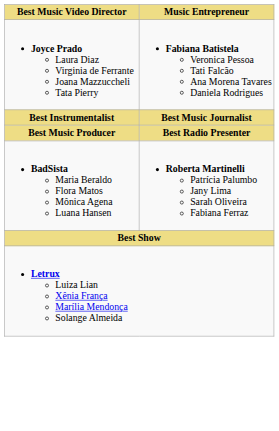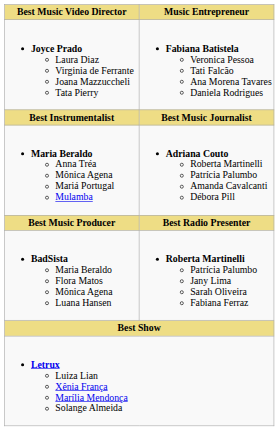+ row: (72, 176)
